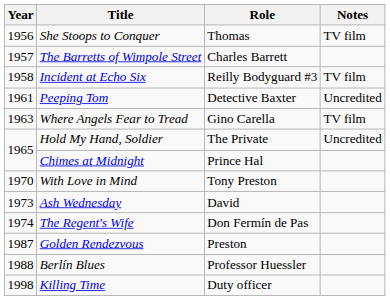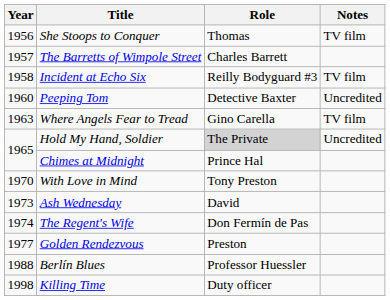(21, 98) 1961 -> (21, 98) 1960
(238, 139) no background -> (238, 139) lightgrey background
(21, 243) 1987 -> (21, 243) 1977
